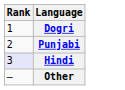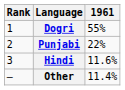+ column: (102, 12)
(10, 61) lavender background -> (10, 61) no background
